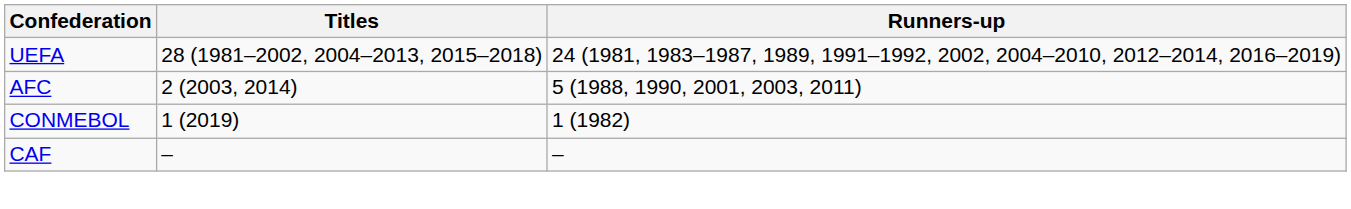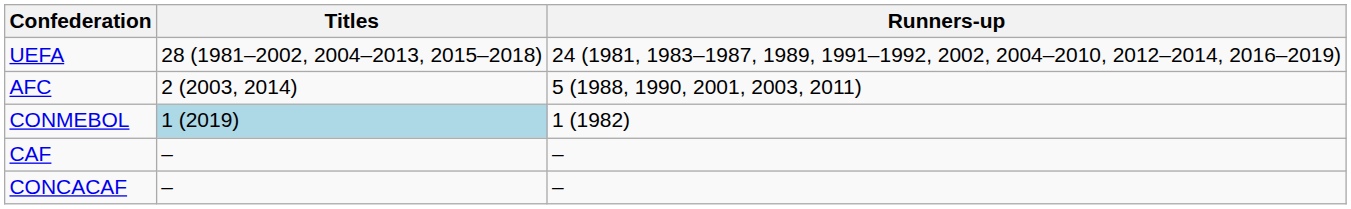(200, 120) no background -> (200, 120) lightblue background
+ row: (68, 187)
